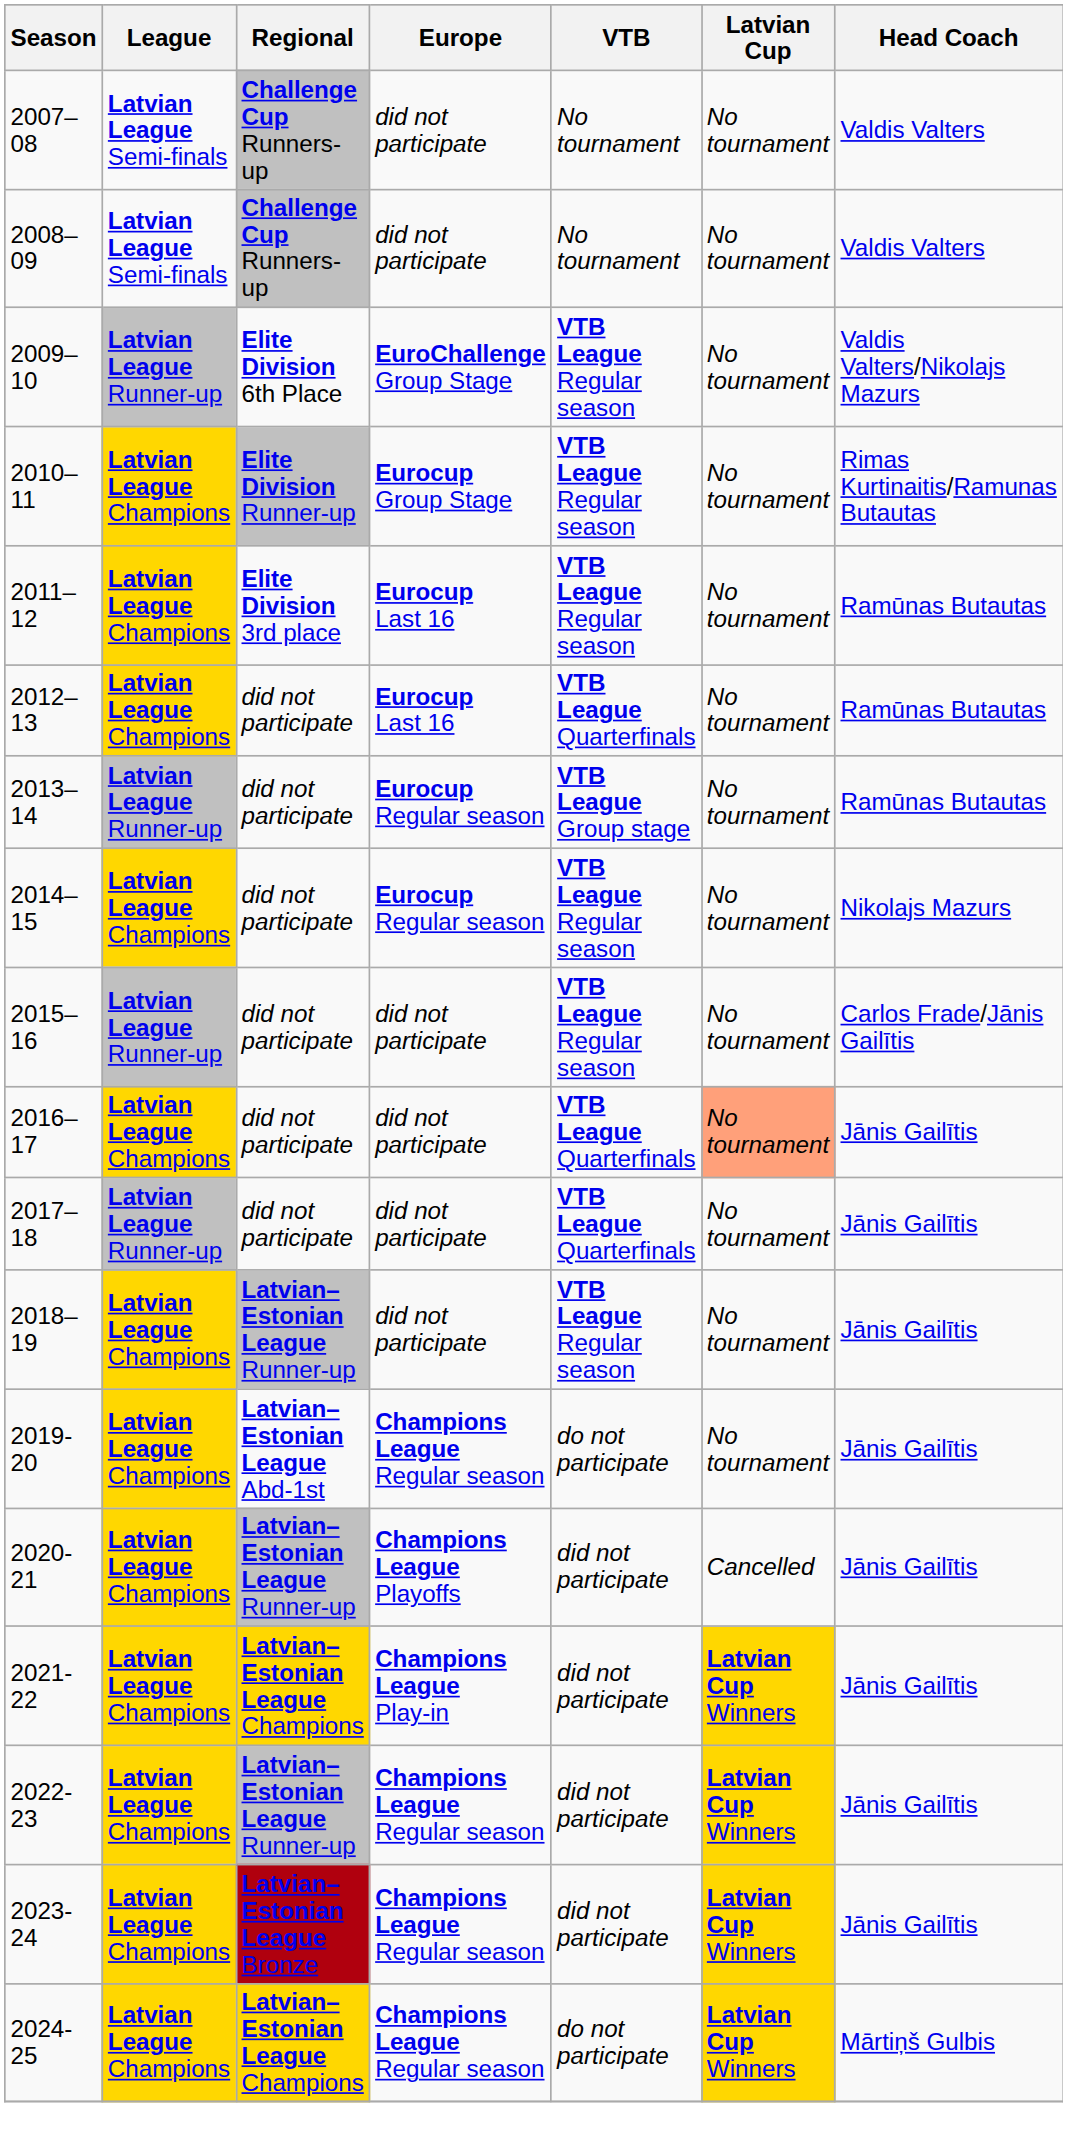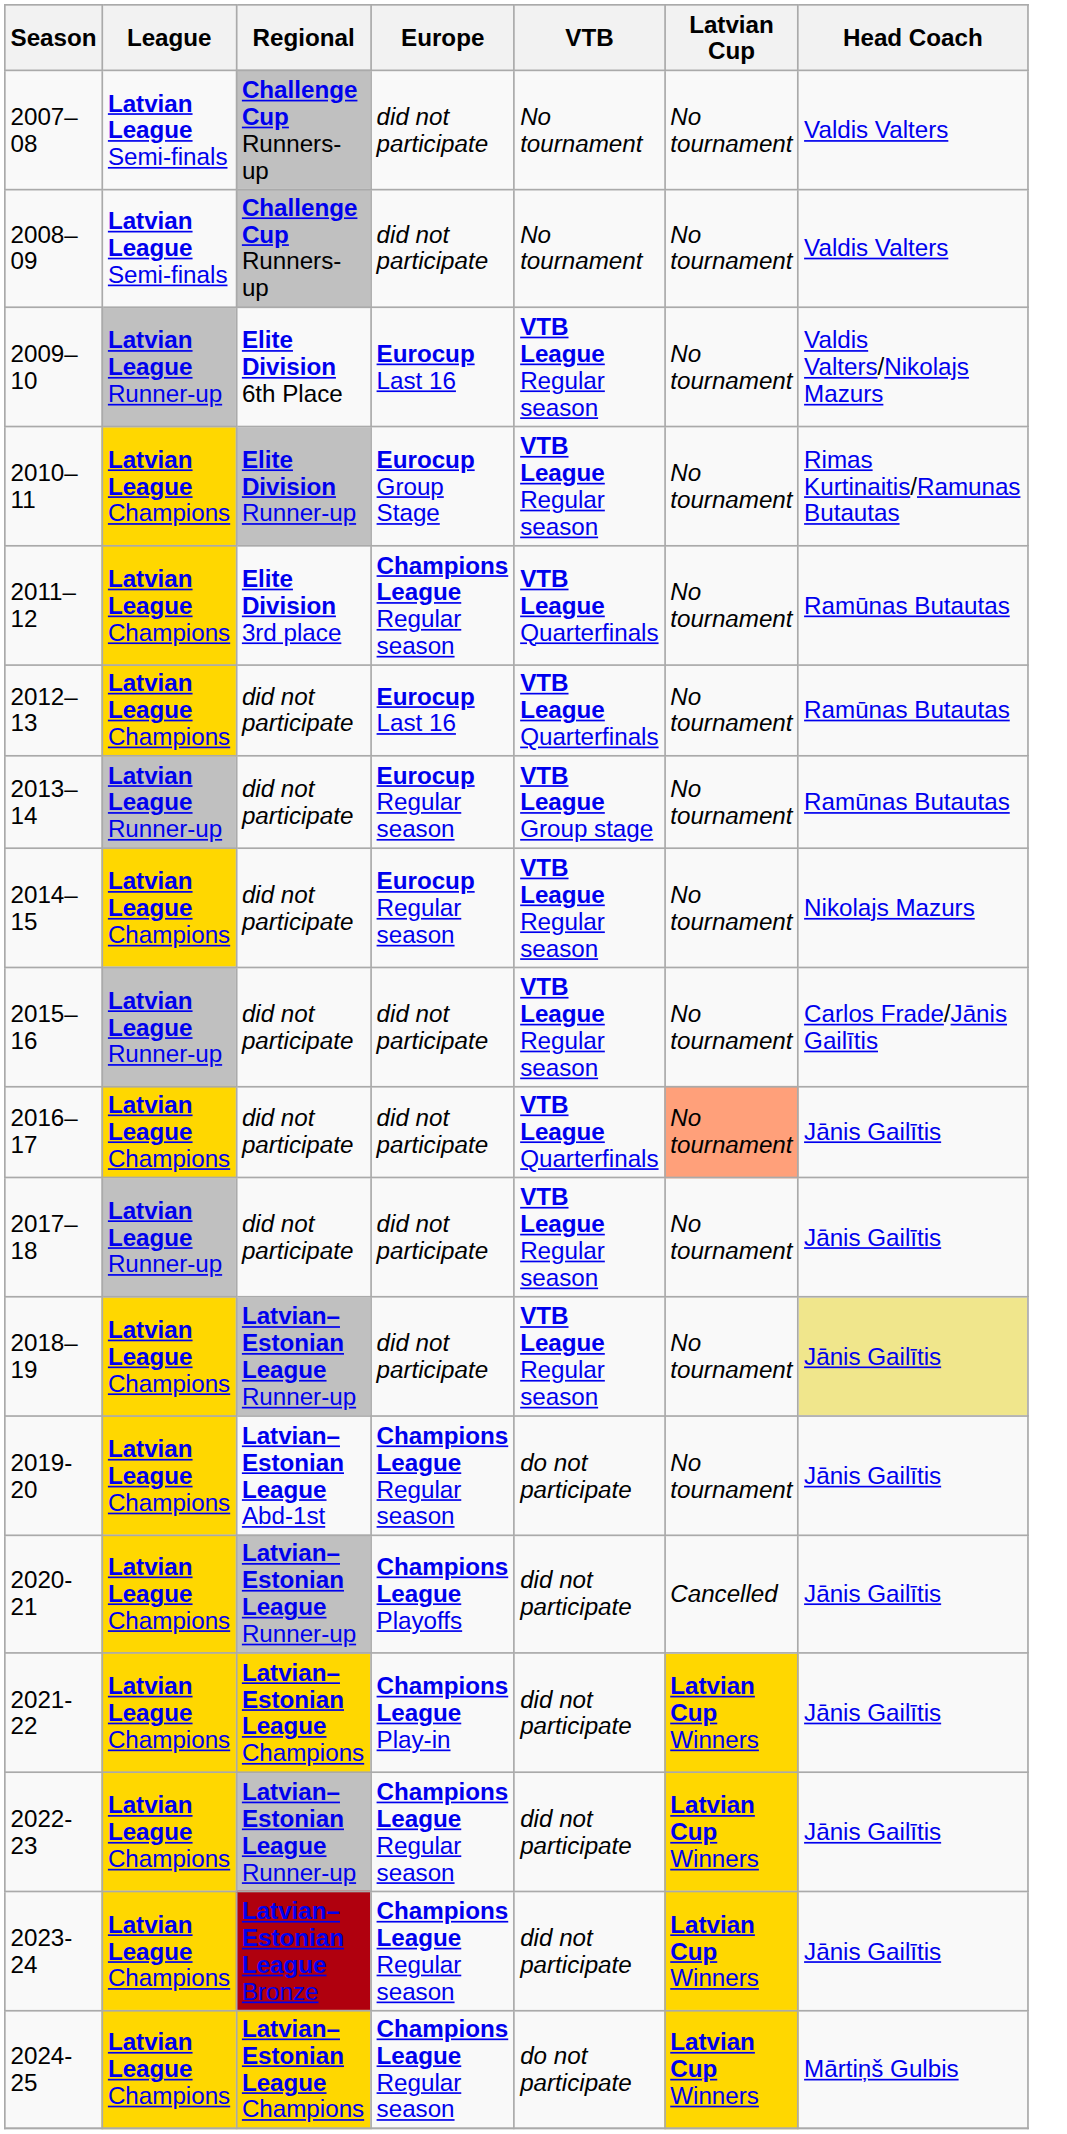(460, 367) EuroChallenge Group Stage -> (426, 367) Eurocup Last 16
(424, 605) Eurocup Last 16 -> (442, 605) Champions League Regular season
(599, 605) VTB League Regular season -> (589, 605) VTB League Quarterfinals
(626, 1224) VTB League Quarterfinals -> (562, 1238) VTB League Regular season
(909, 1330) no background -> (873, 1357) khaki background
